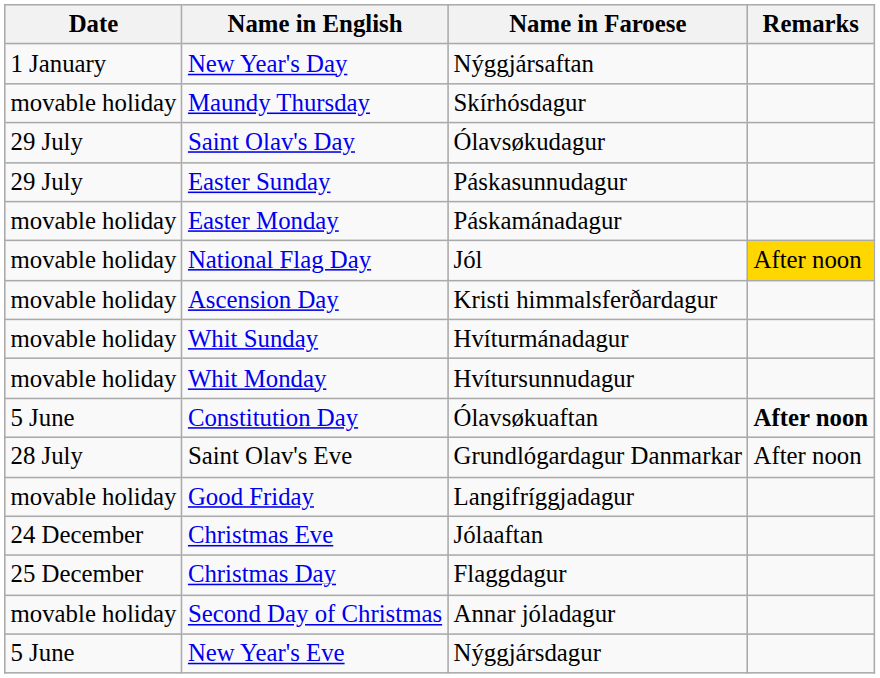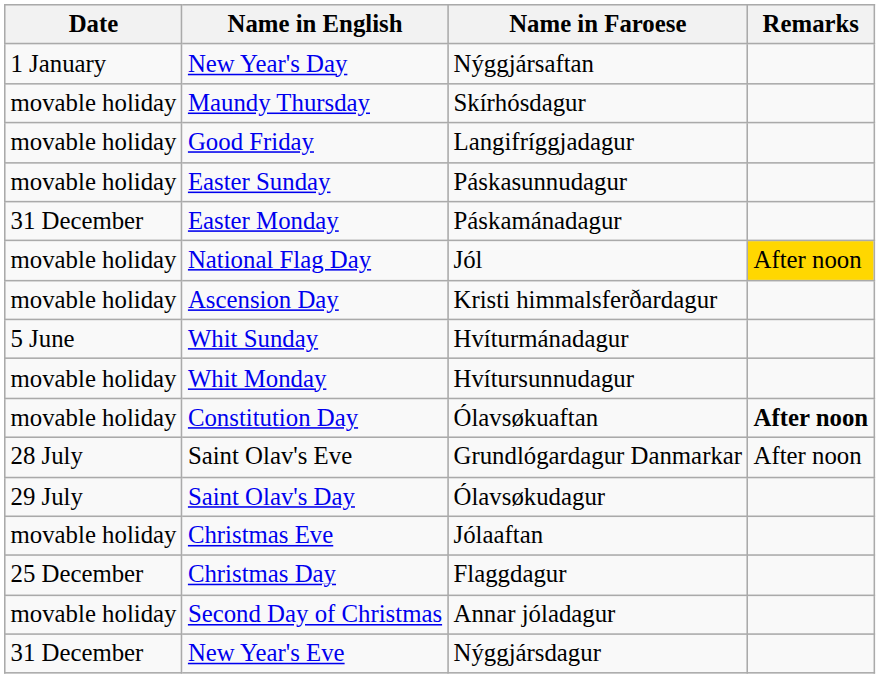rows swapped: (251, 496) <-> (271, 142)
(47, 181) 29 July -> (93, 181) movable holiday
(93, 220) movable holiday -> (77, 220) 31 December
(93, 338) movable holiday -> (43, 338) 5 June
(43, 417) 5 June -> (93, 417) movable holiday
(77, 535) 24 December -> (93, 535) movable holiday
(43, 653) 5 June -> (77, 653) 31 December
